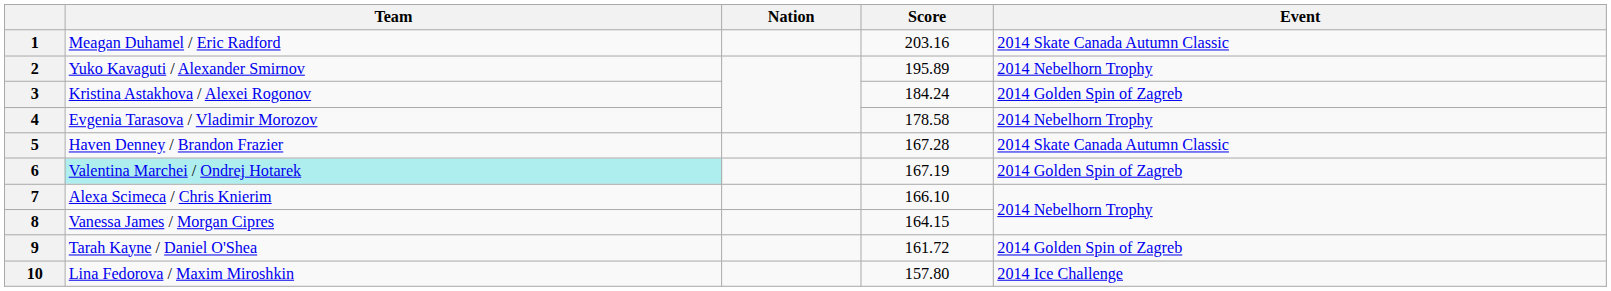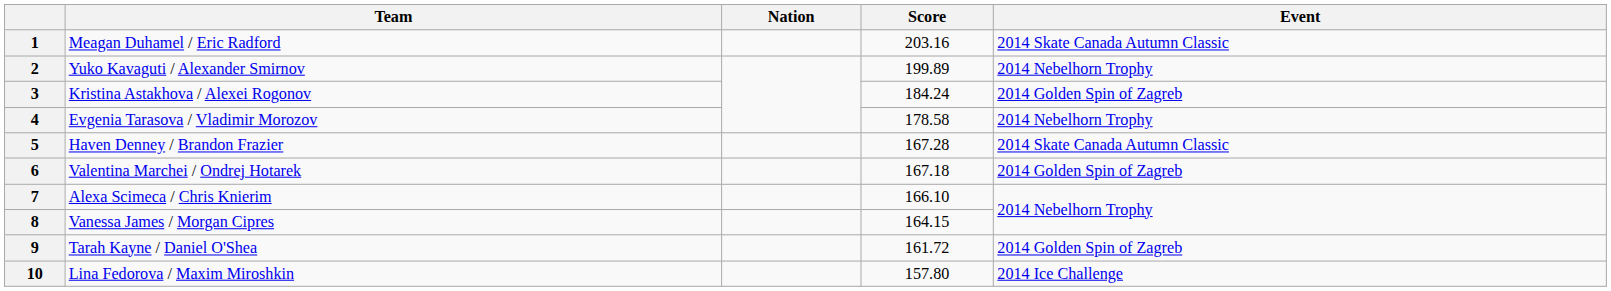(927, 68) 195.89 -> (927, 68) 199.89
(185, 171) paleturquoise background -> (185, 171) no background
(927, 171) 167.19 -> (927, 171) 167.18
